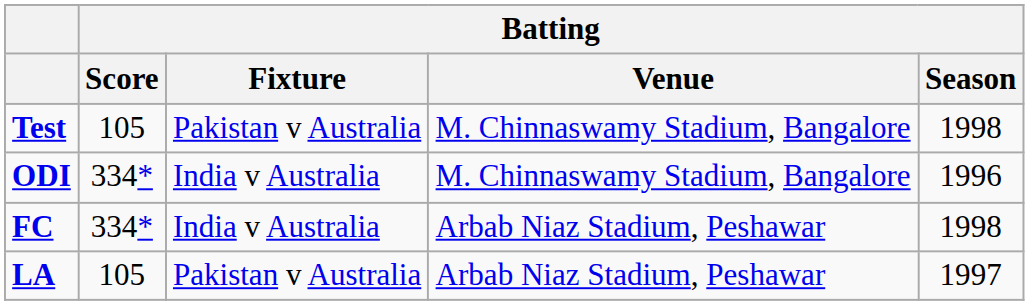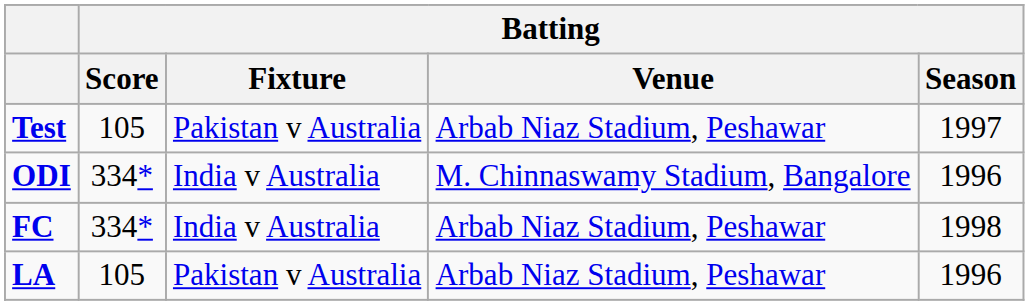(673, 127) M. Chinnaswamy Stadium, Bangalore -> (630, 127) Arbab Niaz Stadium, Peshawar
(971, 127) 1998 -> (971, 127) 1997
(971, 275) 1997 -> (971, 275) 1996
